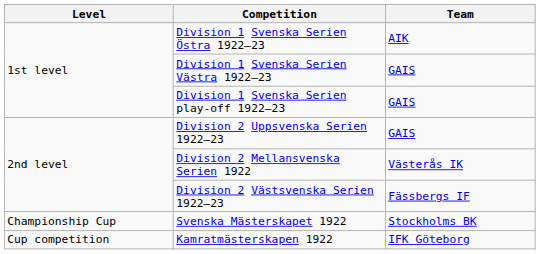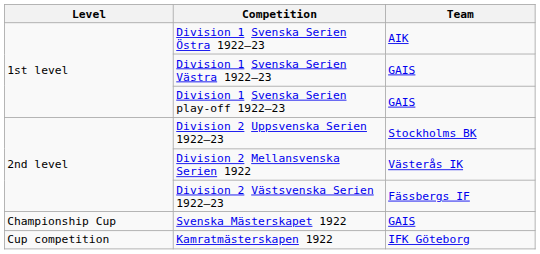(402, 133) GAIS -> (432, 133) Stockholms BK
(432, 221) Stockholms BK -> (402, 221) GAIS
